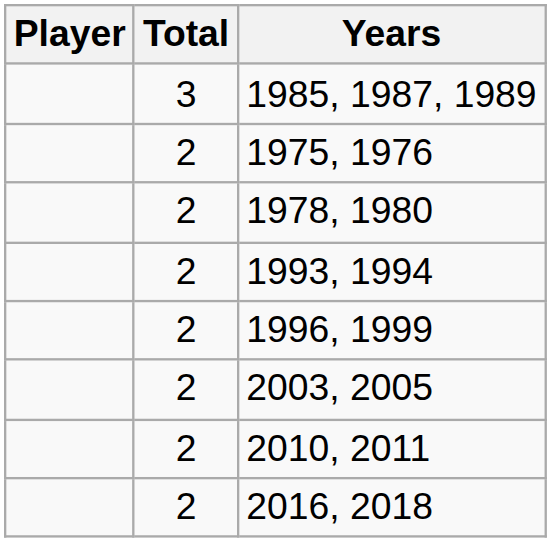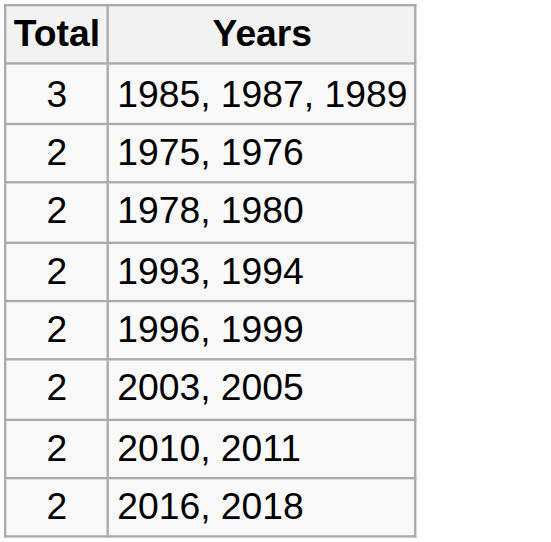- column: (70, 34)
